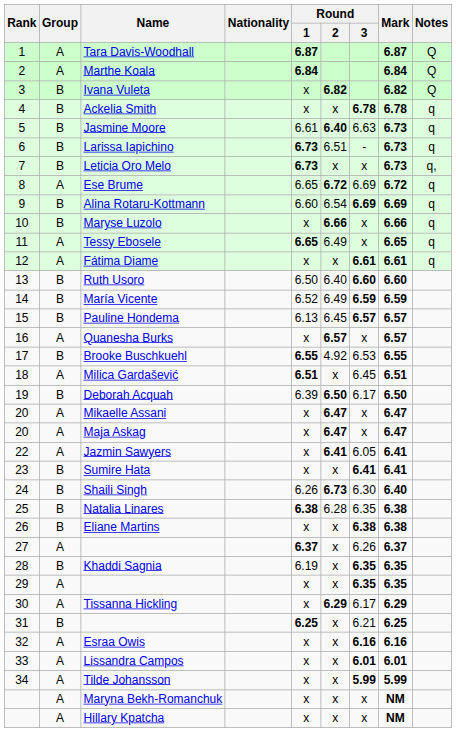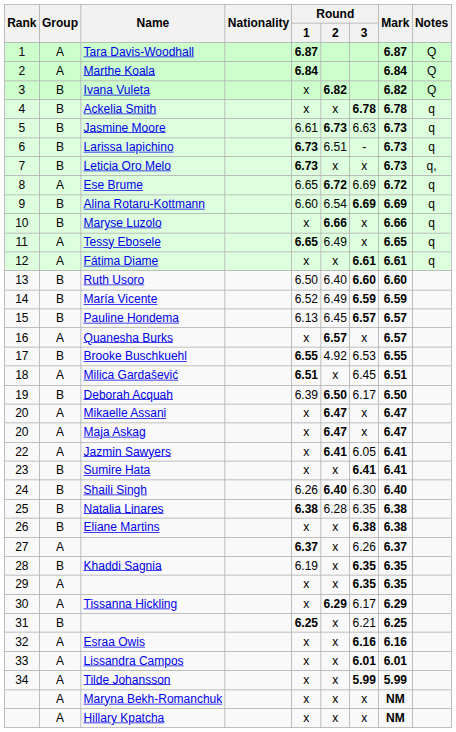(335, 128) 6.40 -> (335, 128) 6.73
(335, 489) 6.73 -> (335, 489) 6.40
